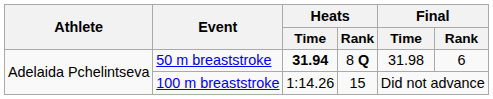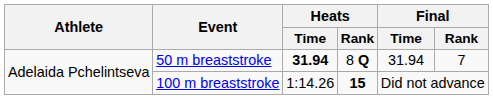(406, 60) 31.98 -> (406, 60) 31.94
(461, 60) 6 -> (461, 60) 7
(357, 83) normal -> (357, 83) bold
